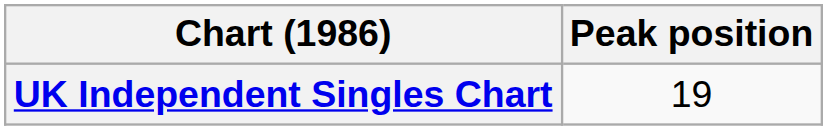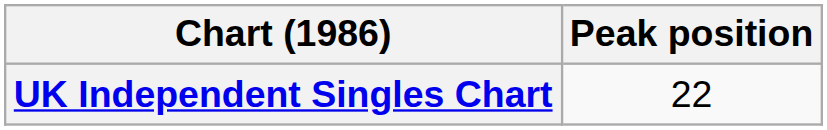(692, 93) 19 -> (692, 93) 22
